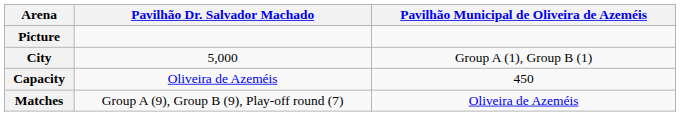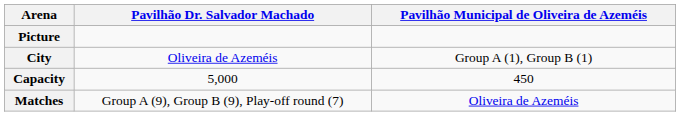(223, 57) 5,000 -> (223, 57) Oliveira de Azeméis
(223, 79) Oliveira de Azeméis -> (223, 79) 5,000
